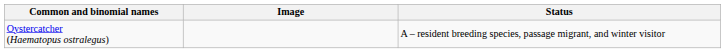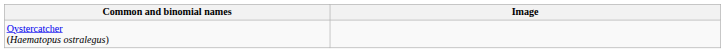- column: (559, 12)
